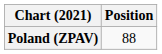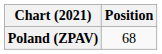(129, 37) 88 -> (129, 37) 68
